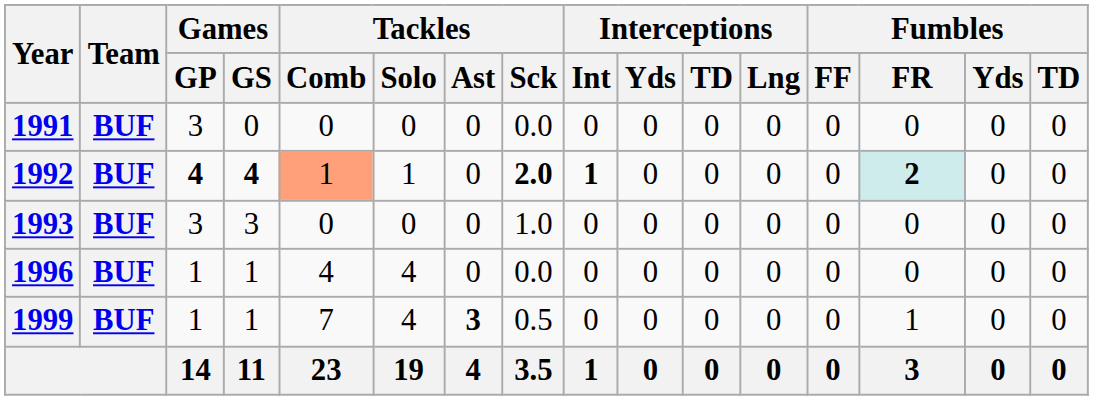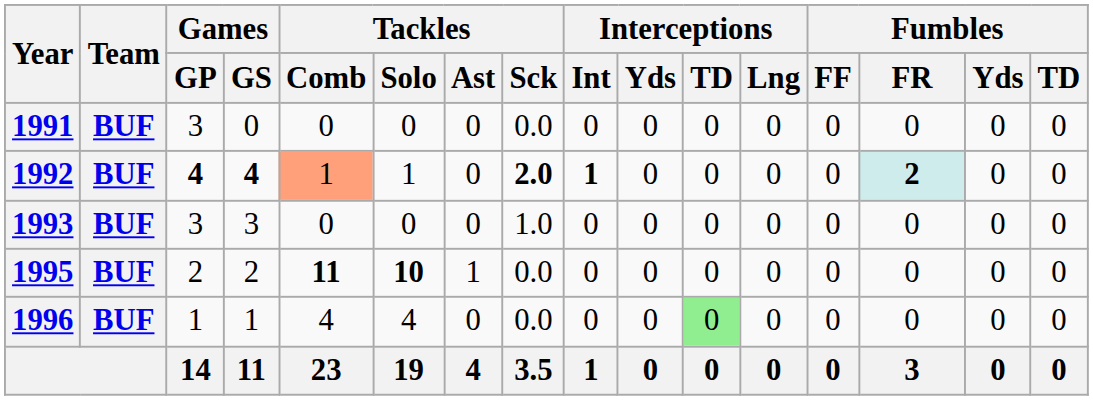+ row: (43, 272)
(712, 272) no background -> (712, 321) lightgreen background
- row: (43, 321)
